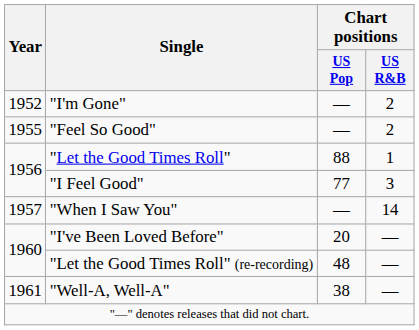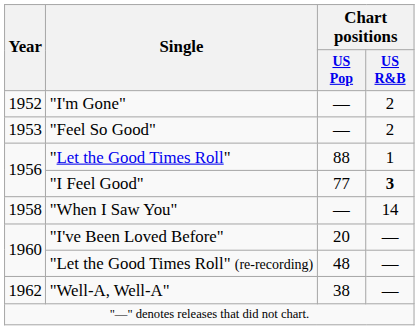(25, 130) 1955 -> (25, 130) 1953
(390, 183) normal -> (390, 183) bold
(25, 210) 1957 -> (25, 210) 1958
(25, 290) 1961 -> (25, 290) 1962
